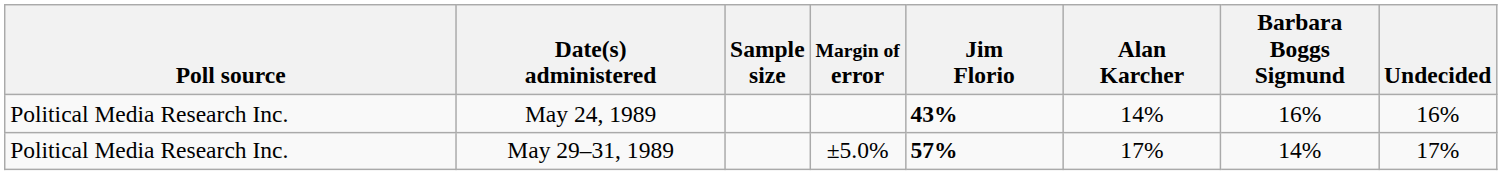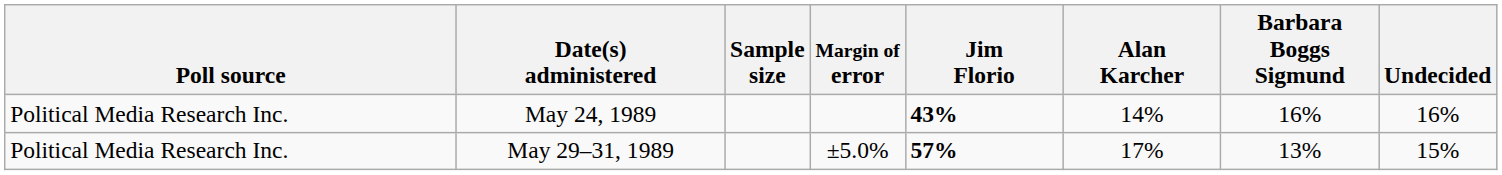(1300, 150) 14% -> (1300, 150) 13%
(1438, 150) 17% -> (1438, 150) 15%
